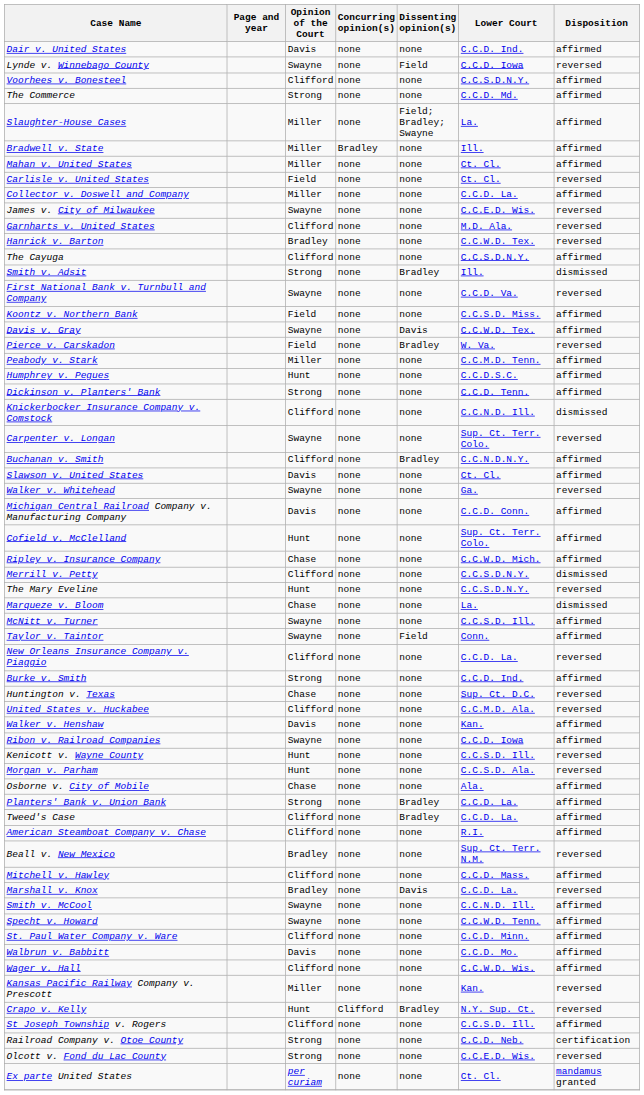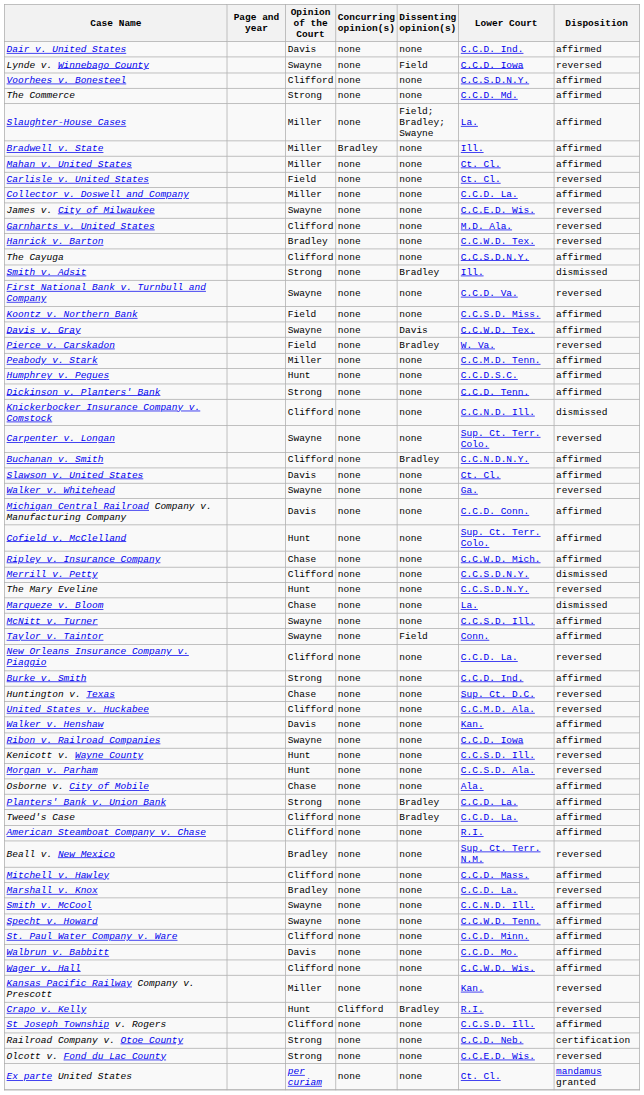(414, 890) Davis -> (411, 890) none
(498, 1010) N.Y. Sup. Ct. -> (472, 1010) R.I.
